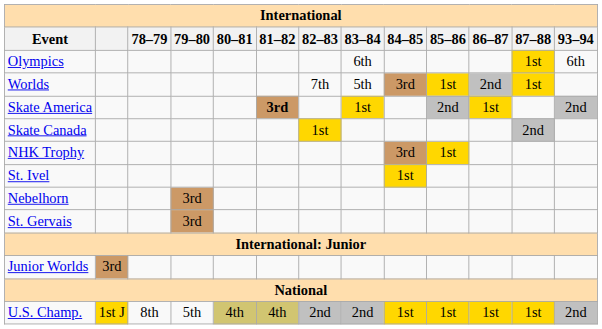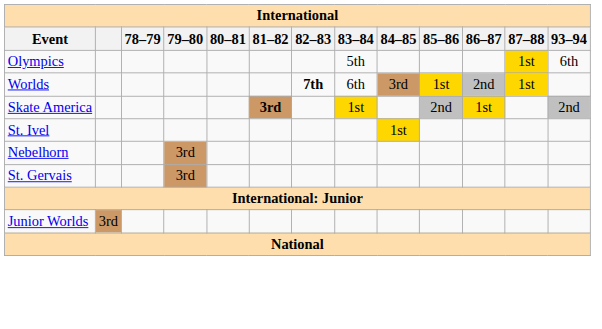(363, 61) 6th -> (356, 61) 5th
(320, 84) normal -> (313, 84) bold
(363, 84) 5th -> (356, 84) 6th
- row: (47, 130)
- row: (46, 152)
- row: (45, 312)
